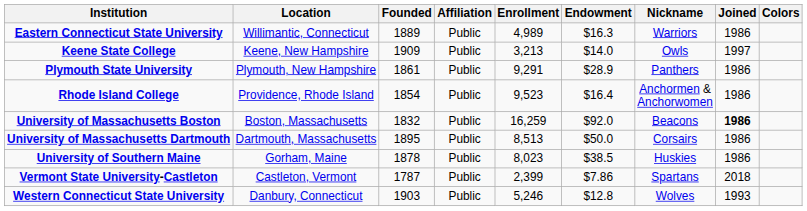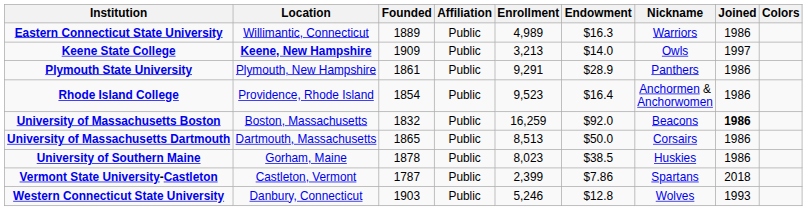(306, 51) normal -> (306, 51) bold
(407, 139) 1895 -> (407, 139) 1865
